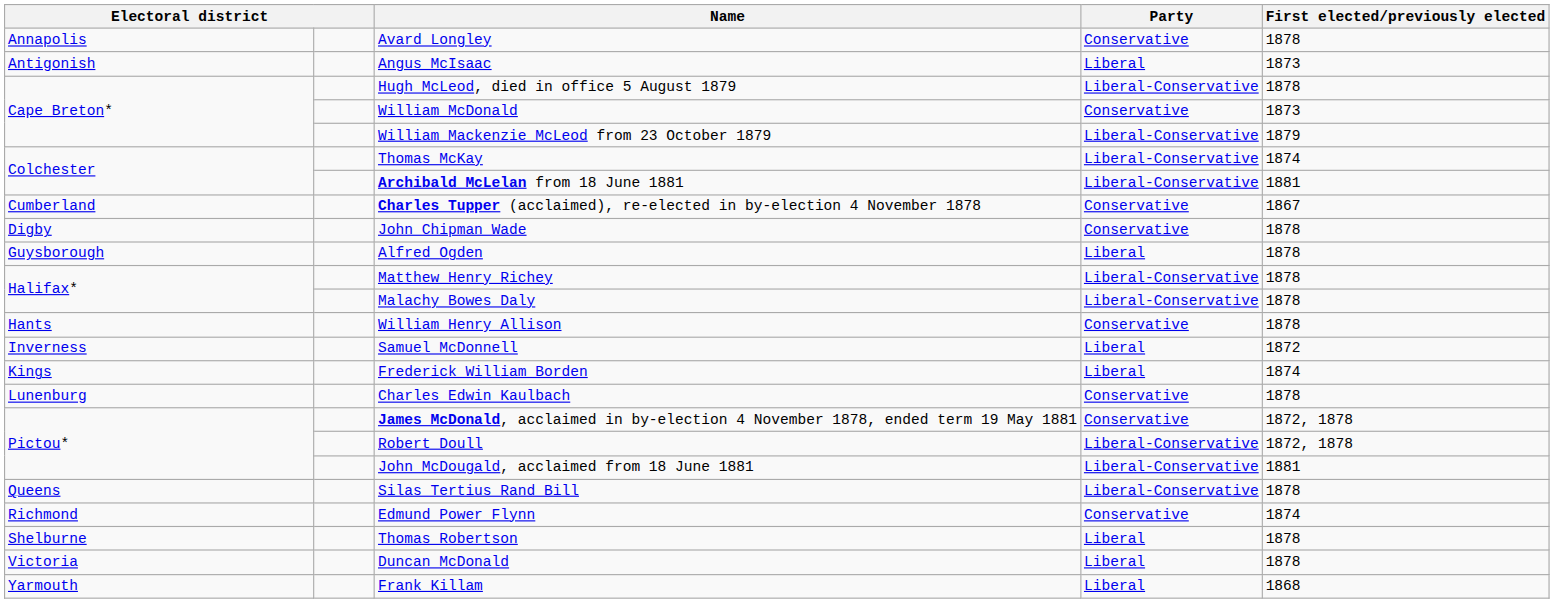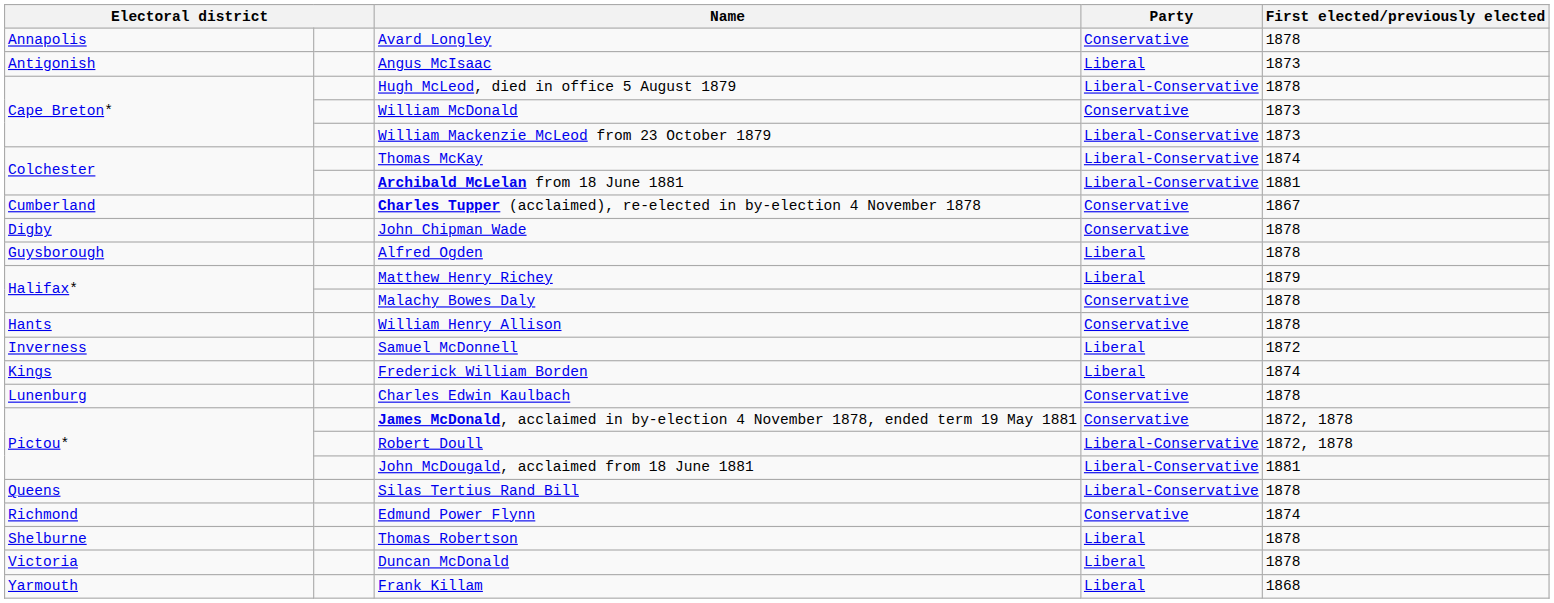(1283, 135) 1879 -> (1283, 135) 1873
(1171, 277) Liberal-Conservative -> (1115, 277) Liberal
(1283, 277) 1878 -> (1283, 277) 1879
(1171, 301) Liberal-Conservative -> (1136, 301) Conservative
